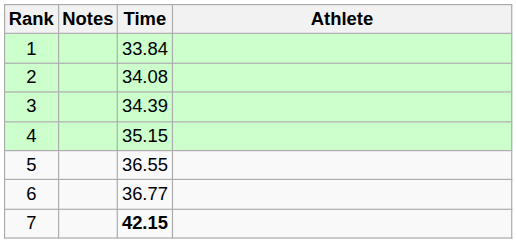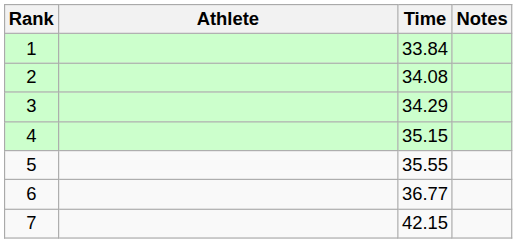columns swapped: (342, 19) <-> (88, 19)
(145, 106) 34.39 -> (425, 106) 34.29
(145, 164) 36.55 -> (425, 164) 35.55
(145, 223) bold -> (425, 223) normal
